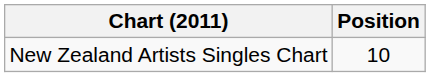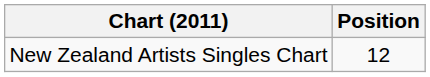(379, 54) 10 -> (379, 54) 12
